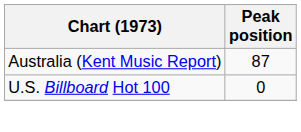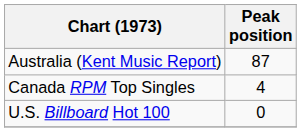+ row: (102, 87)
